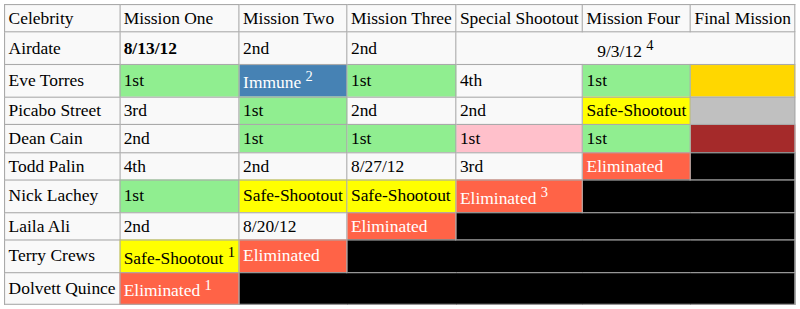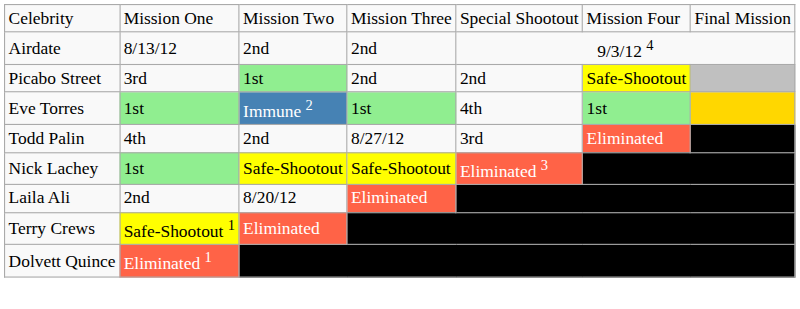(150, 48) bold -> (150, 48) normal
rows swapped: (46, 80) <-> (55, 110)
- row: (46, 138)
